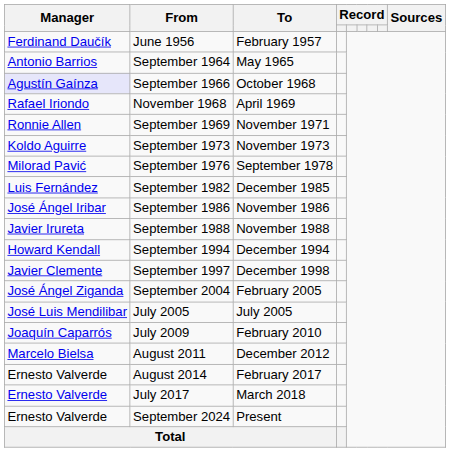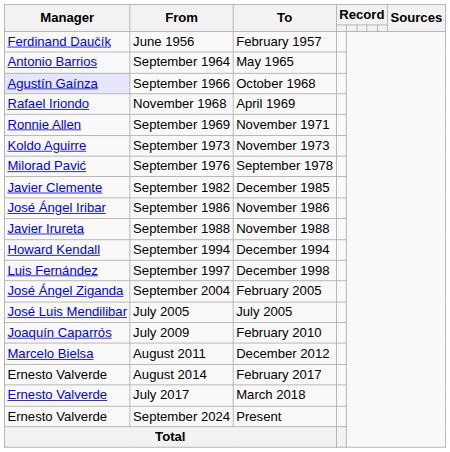(53, 187) Luis Fernández -> (55, 187) Javier Clemente
(55, 270) Javier Clemente -> (53, 270) Luis Fernández
